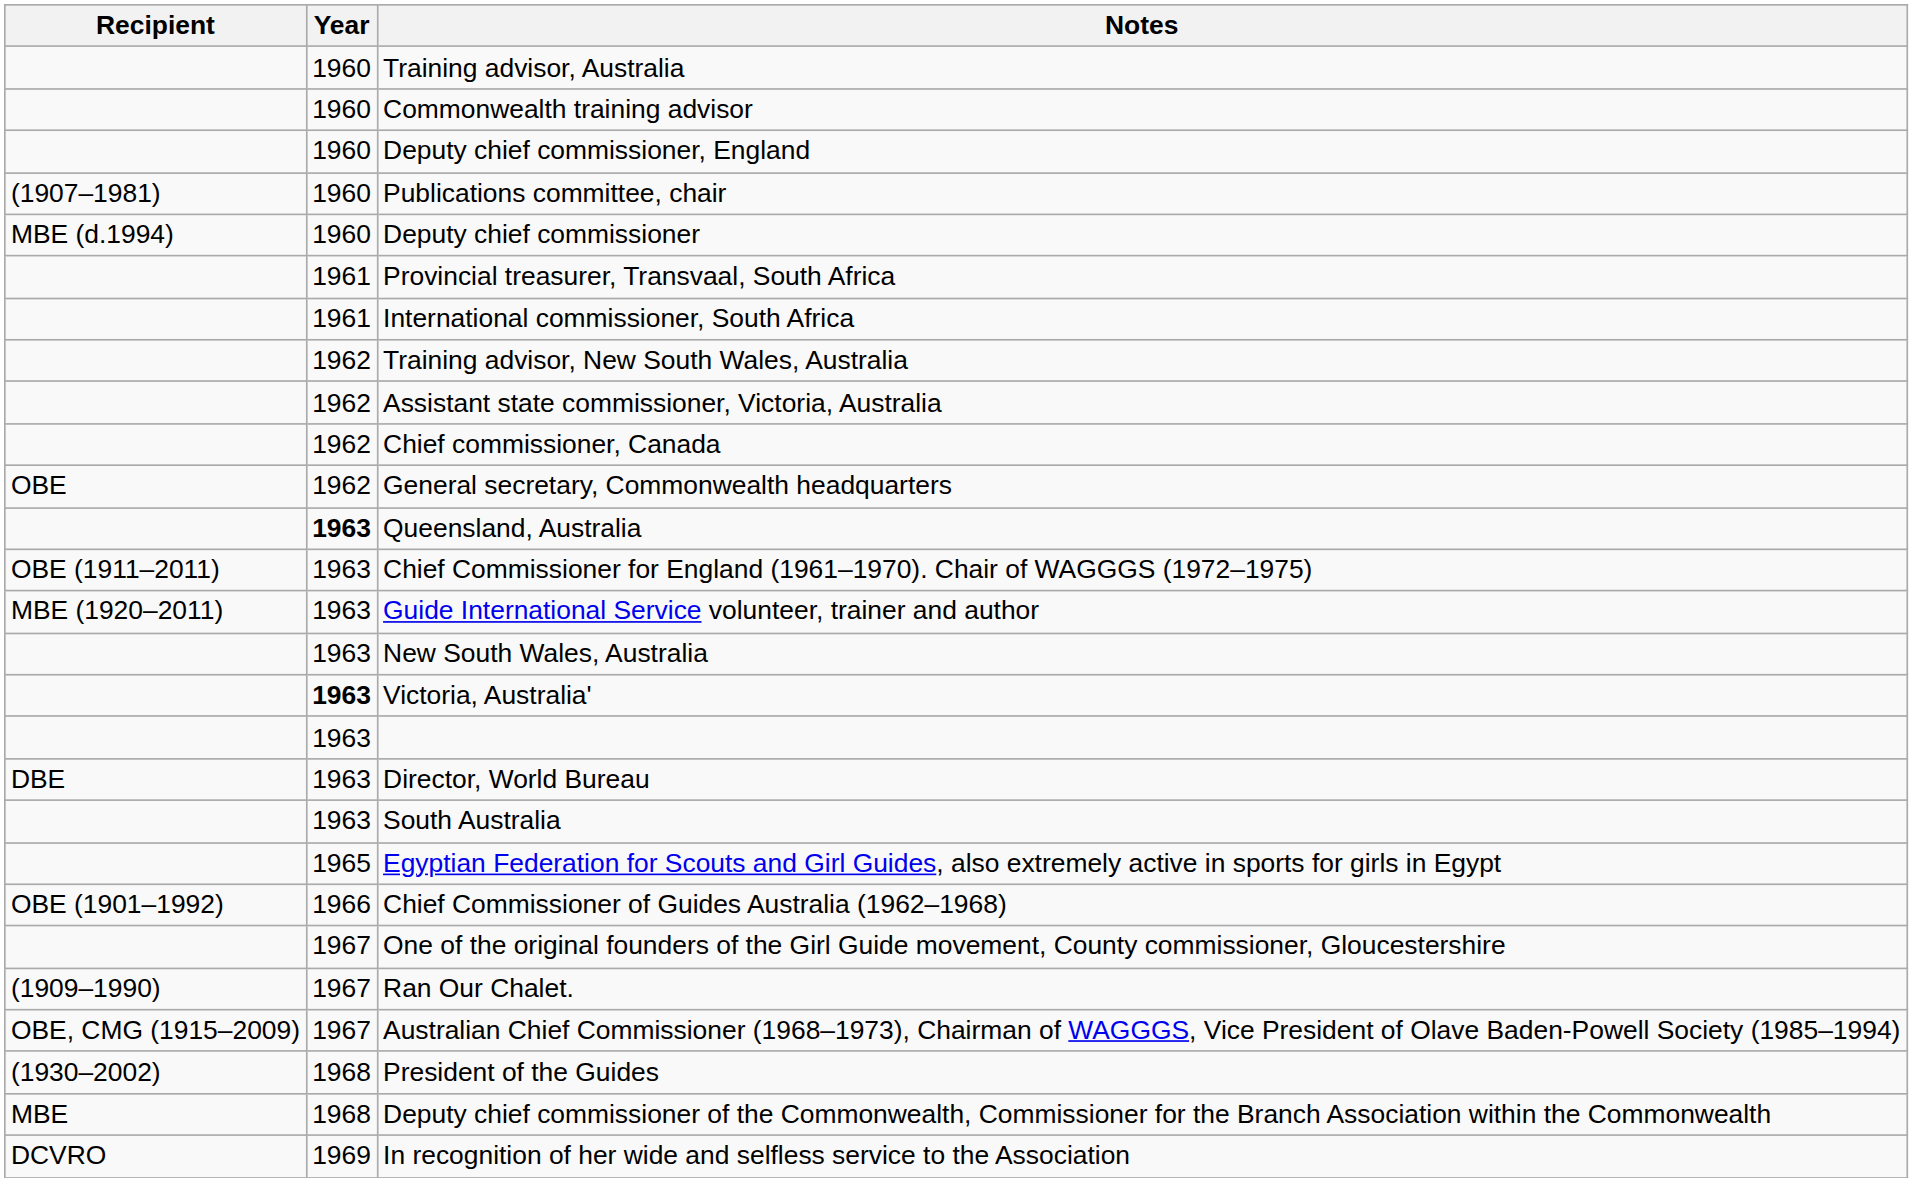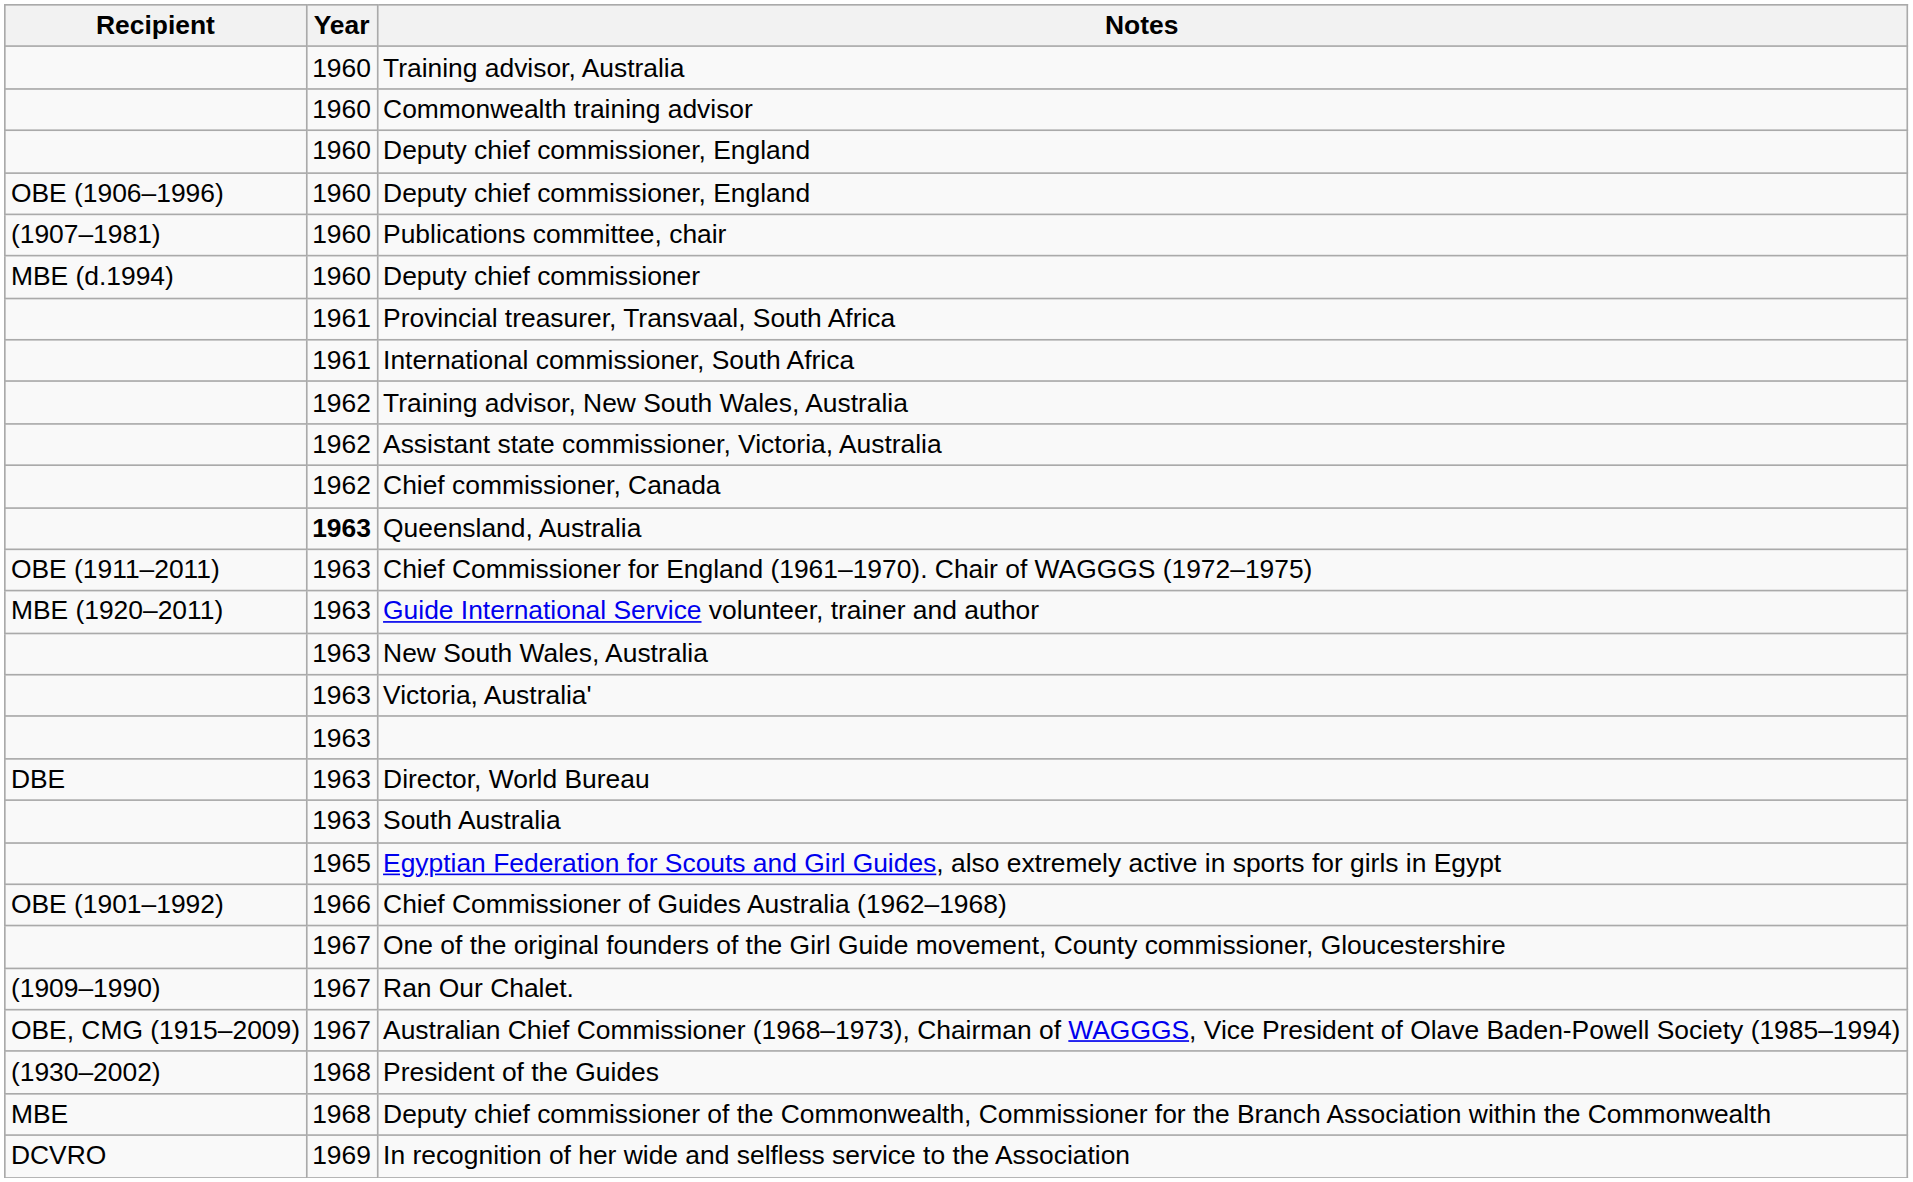+ row: (117, 192)
- row: (39, 485)
(342, 695) bold -> (342, 695) normal
